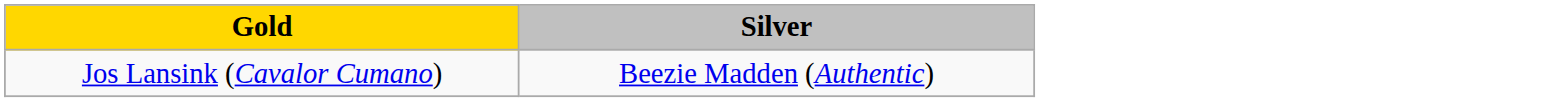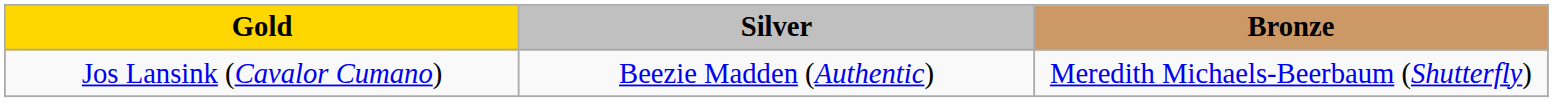+ column: (1291, 27)
